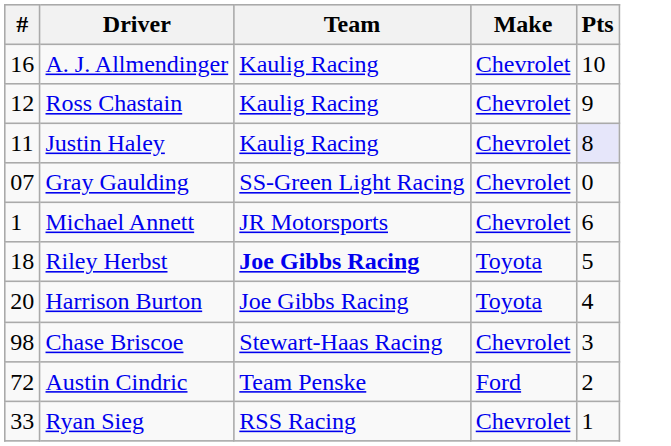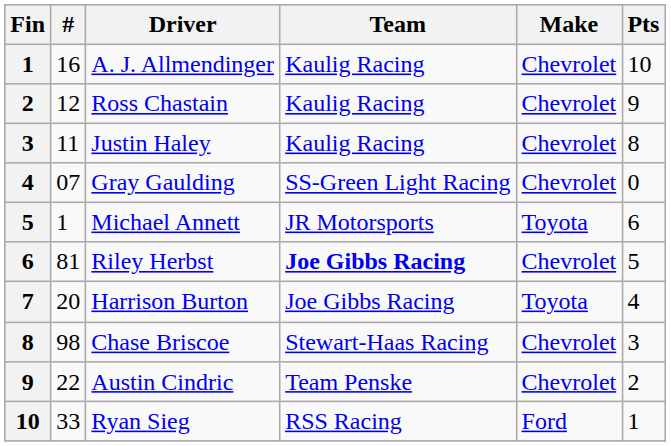+ column: (28, 24)
(588, 143) lavender background -> (633, 143) no background
(523, 222) Chevrolet -> (555, 222) Toyota
(22, 262) 18 -> (68, 262) 81
(509, 262) Toyota -> (569, 262) Chevrolet
(22, 380) 72 -> (68, 380) 22
(498, 380) Ford -> (569, 380) Chevrolet
(523, 420) Chevrolet -> (544, 420) Ford
